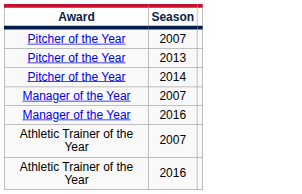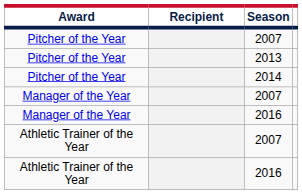+ column: (196, 17)
